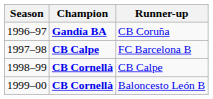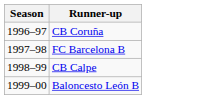- column: (82, 13)
